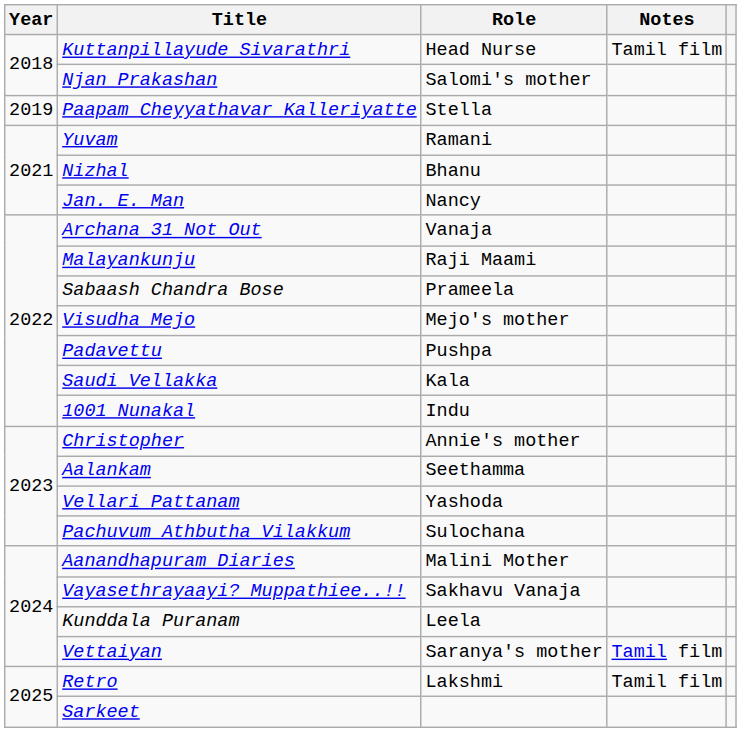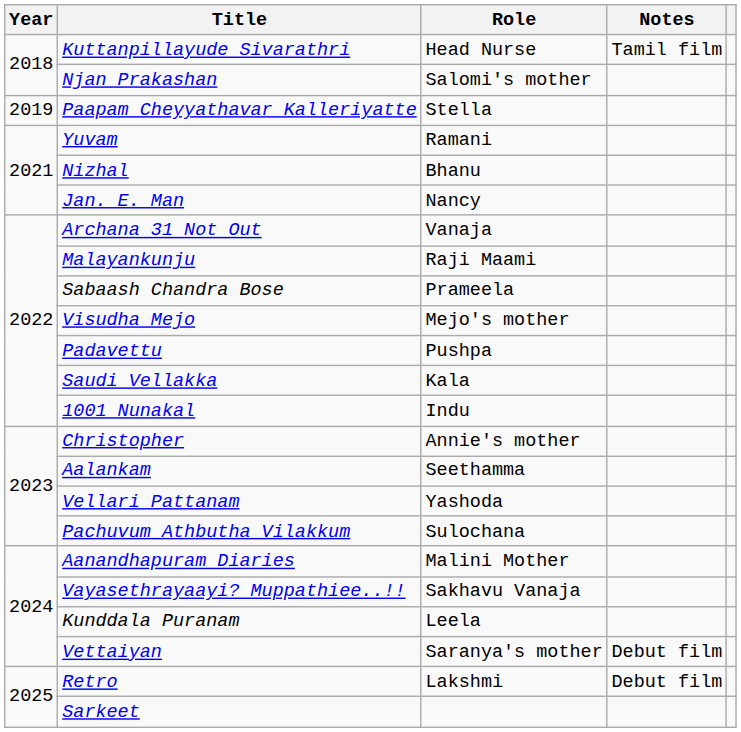(667, 652) Tamil film -> (667, 652) Debut film
(667, 682) Tamil film -> (667, 682) Debut film
